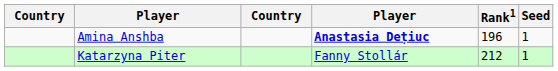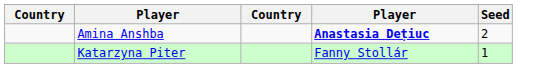- column: (498, 16)
(525, 37) 1 -> (484, 34) 2
